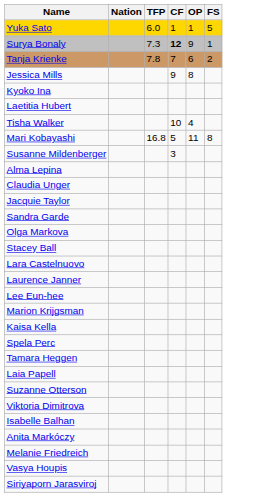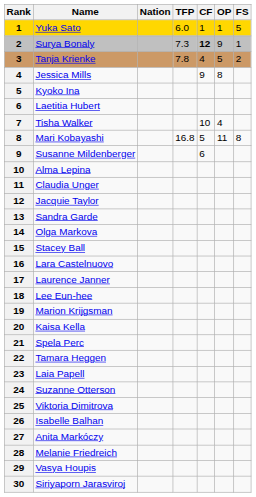+ column: (19, 12)
(173, 59) 7 -> (202, 59) 4
(191, 59) 6 -> (220, 59) 5
(173, 153) 3 -> (202, 153) 6
